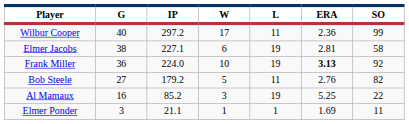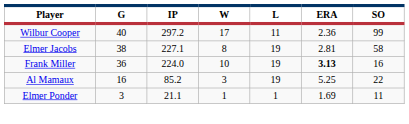(224, 48) 6 -> (224, 48) 8
(378, 64) 92 -> (378, 64) 16
- row: (50, 80)
